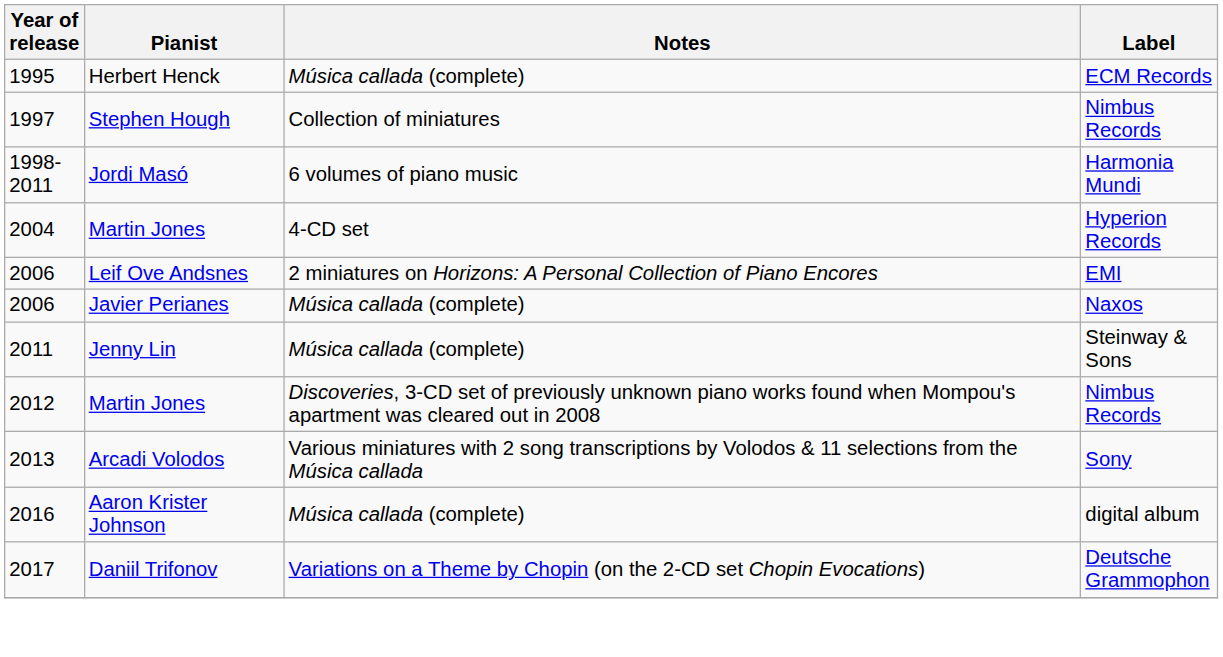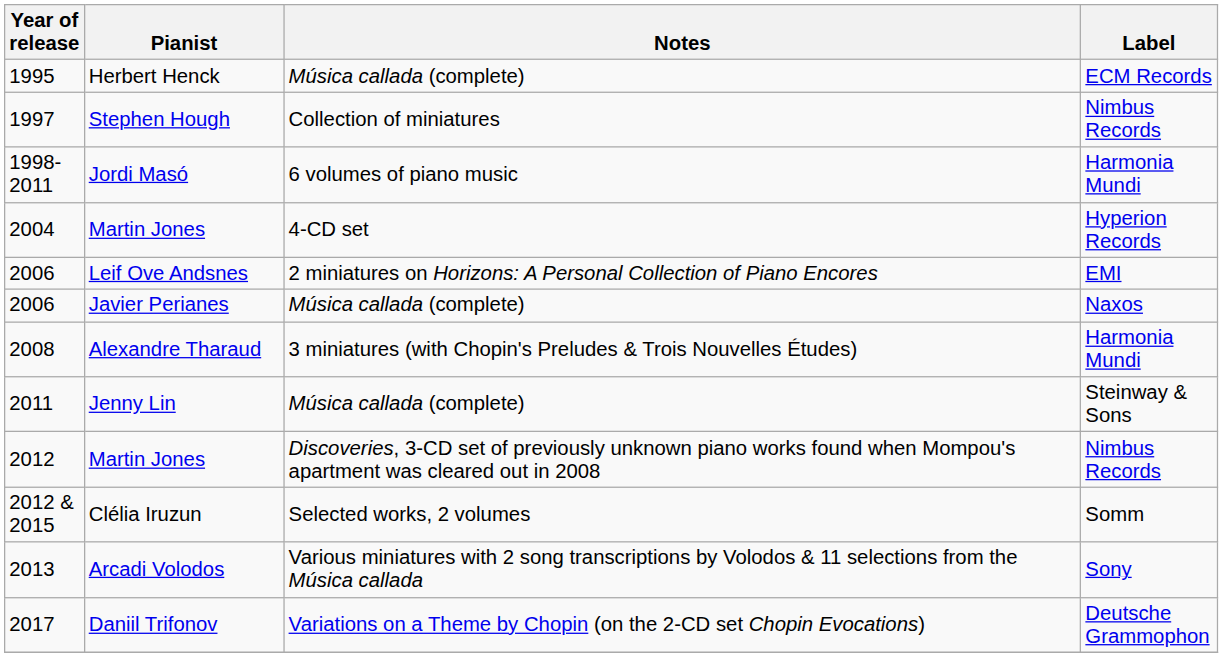+ row: (32, 349)
+ row: (42, 514)
- row: (32, 514)
